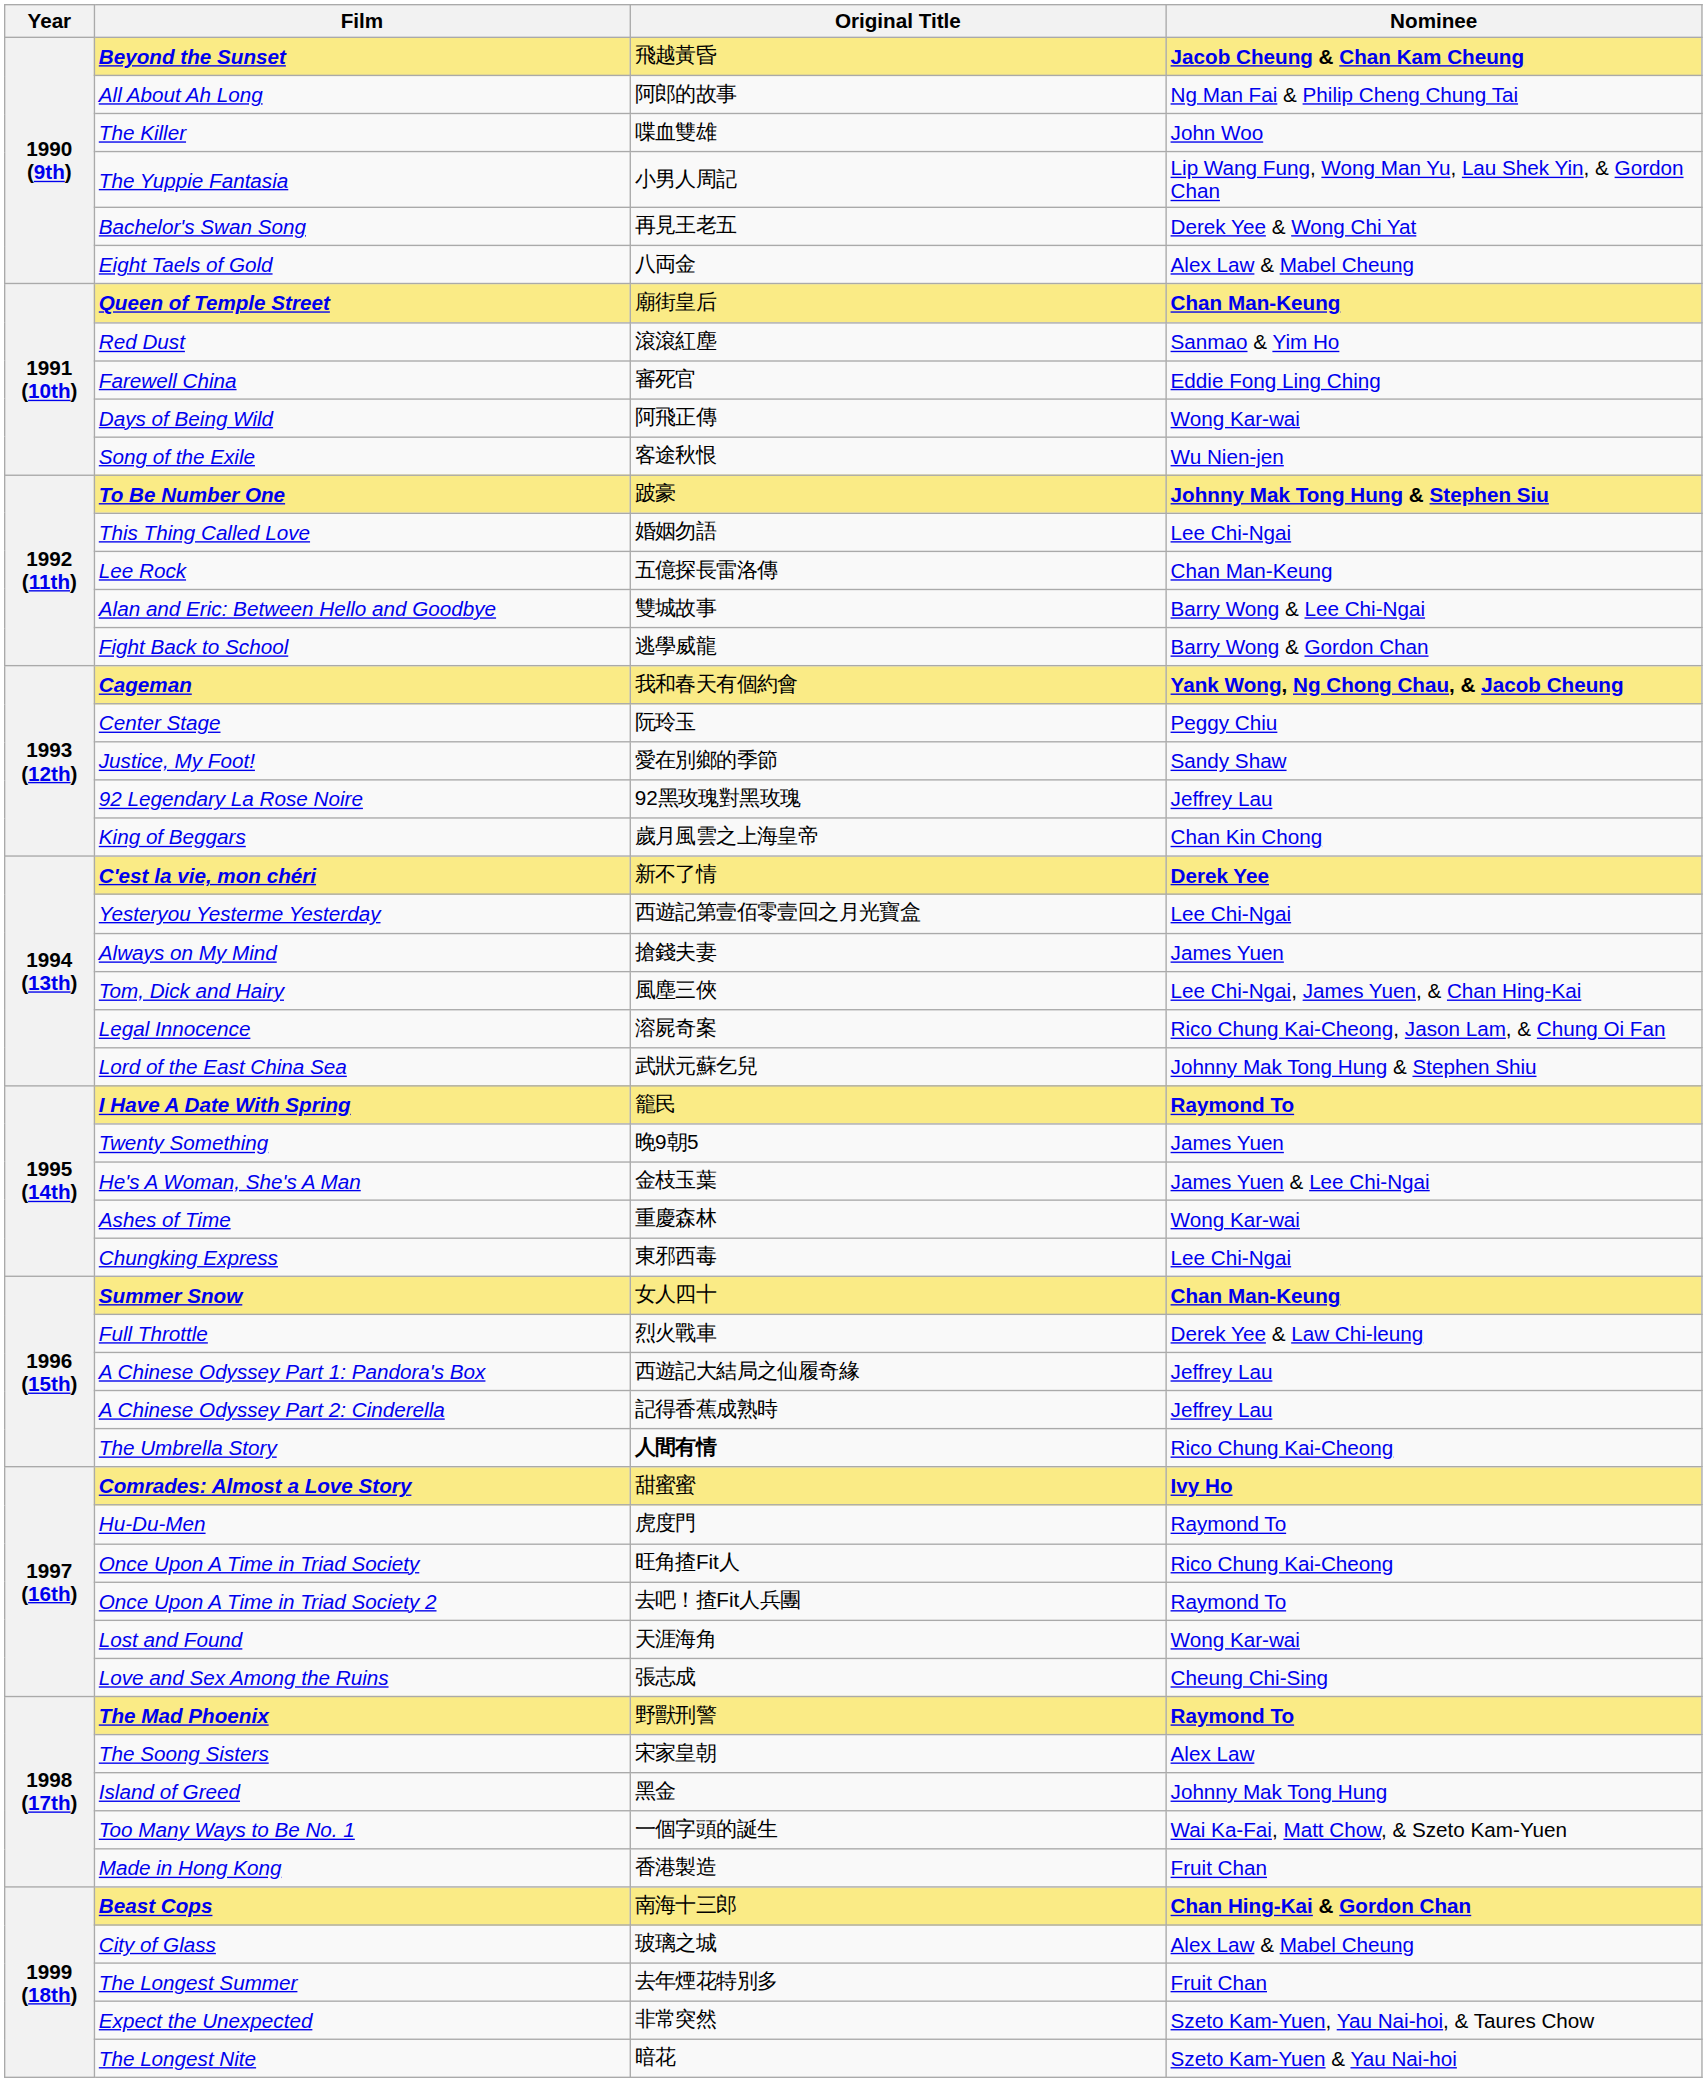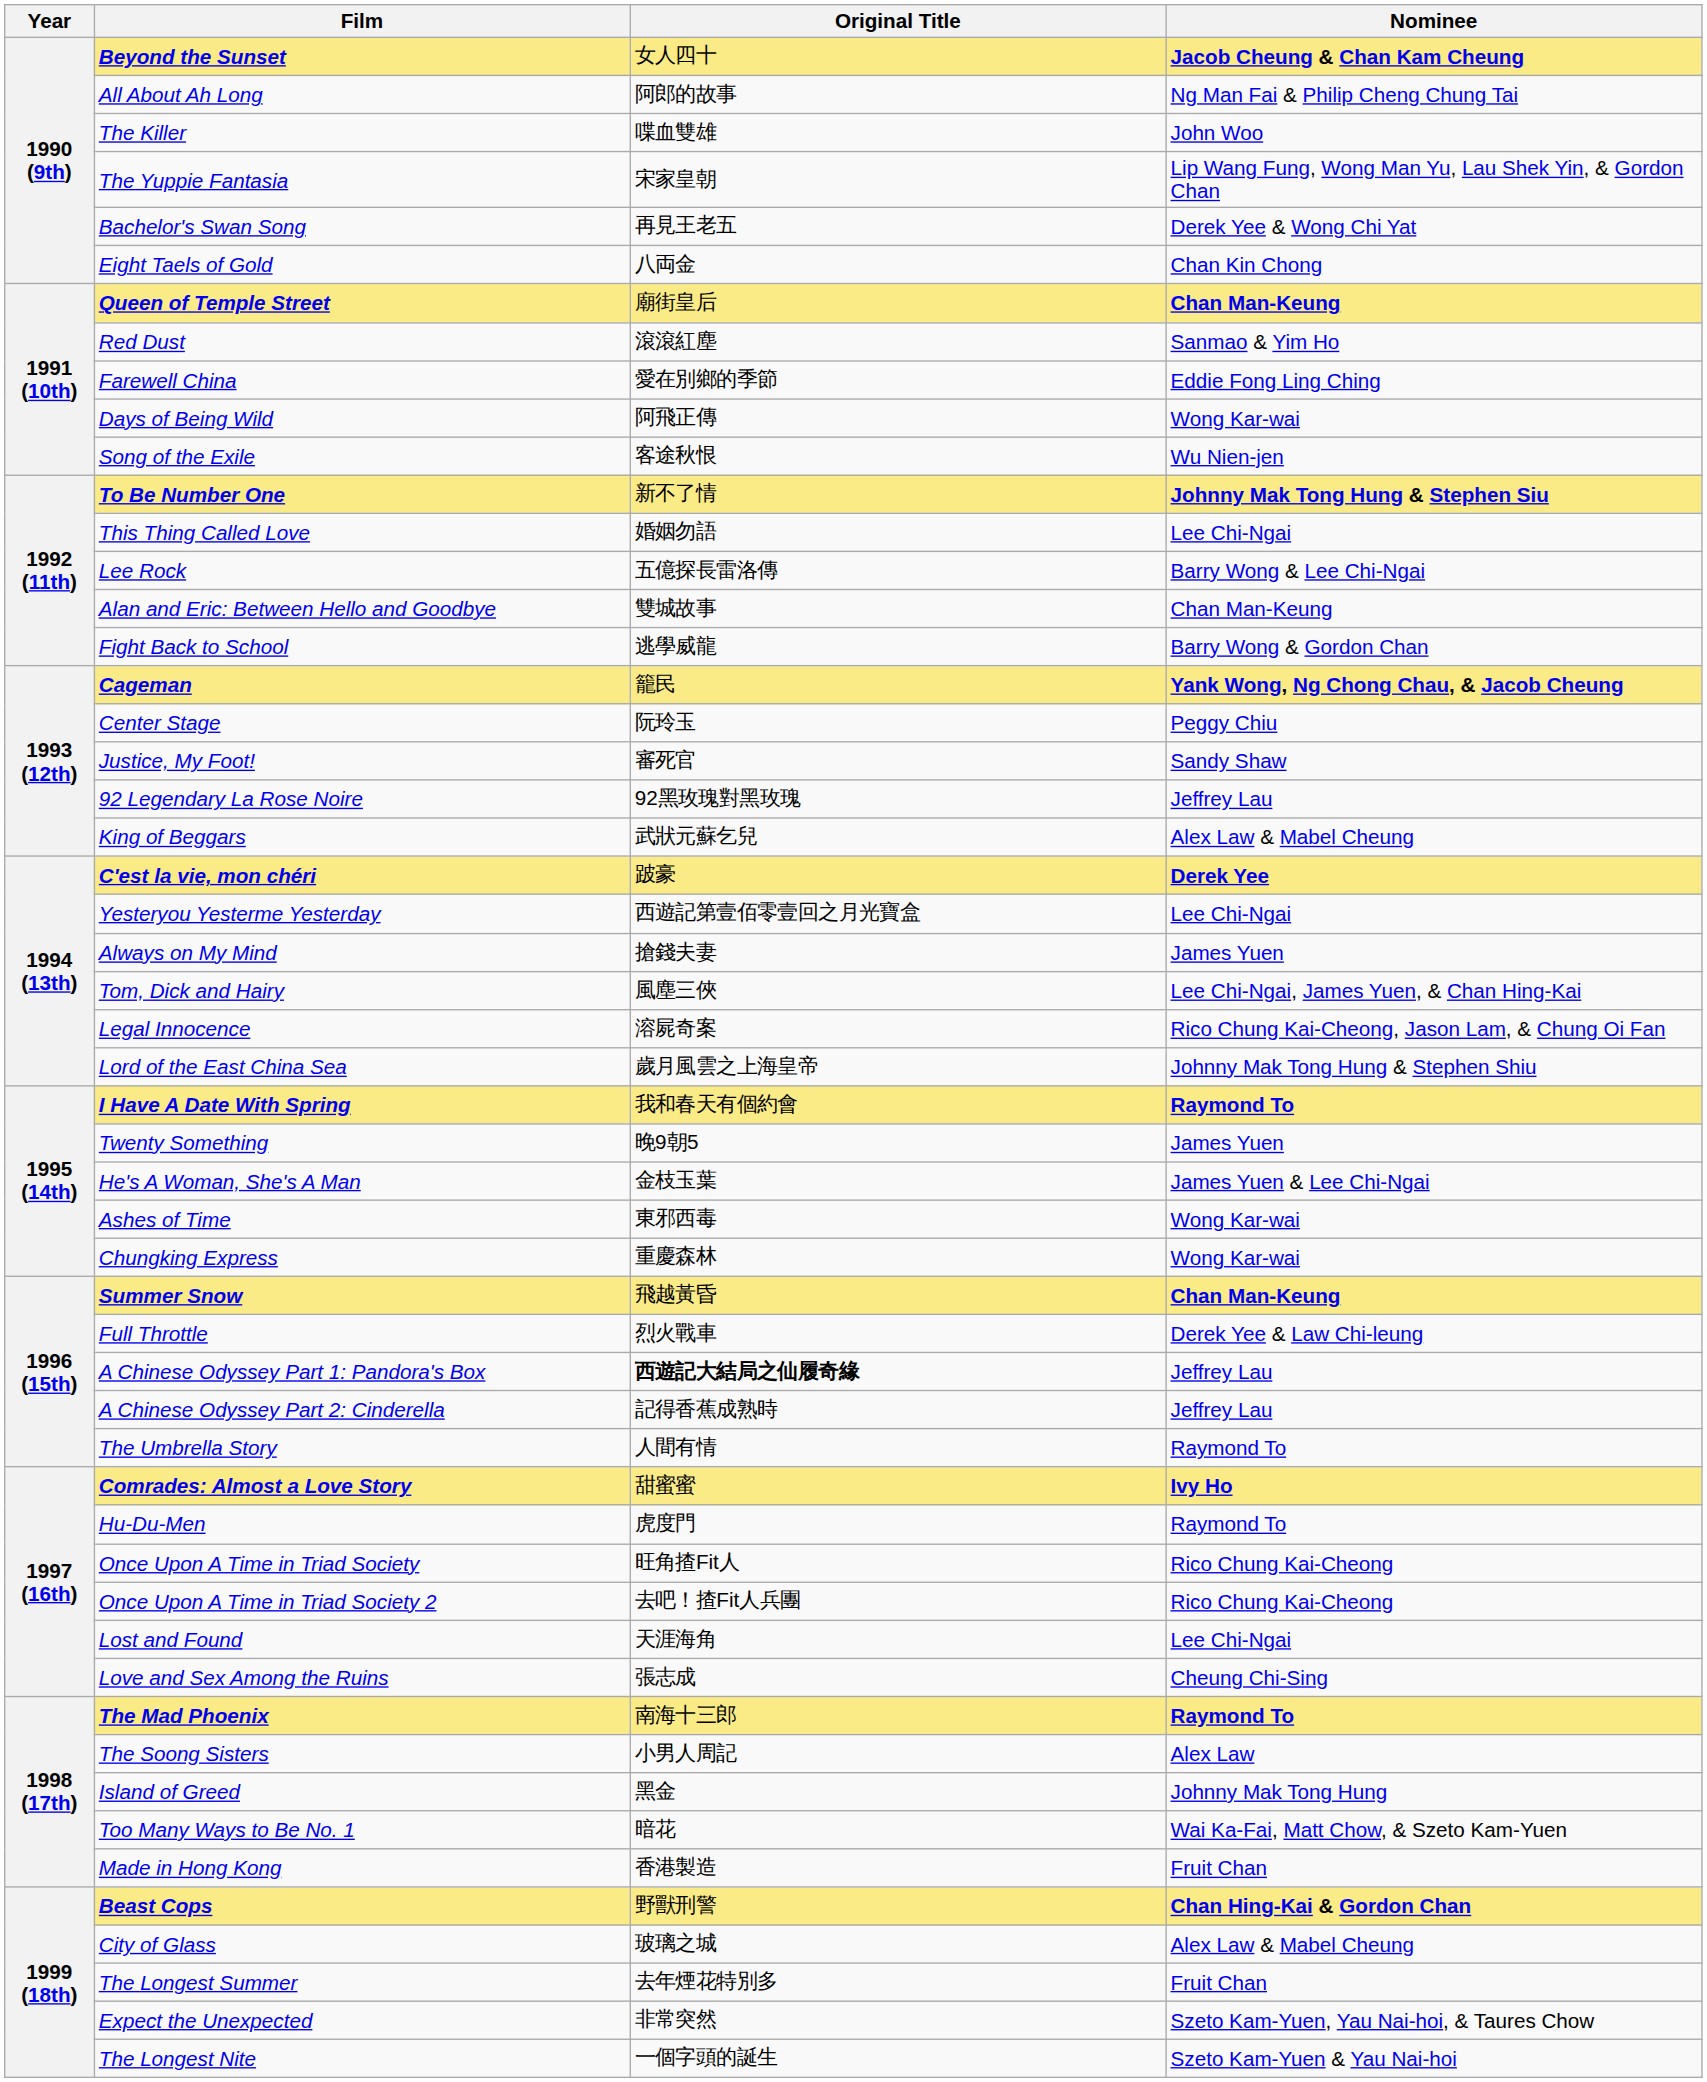(675, 55) 飛越黃昏 -> (675, 55) 女人四十
(686, 179) 小男人周記 -> (675, 179) 宋家皇朝
(1292, 265) Alex Law & Mabel Cheung -> (1246, 265) Chan Kin Chong
(665, 378) 審死官 -> (706, 378) 愛在別鄉的季節
(655, 493) 跛豪 -> (675, 493) 新不了情
(1252, 570) Chan Man-Keung -> (1298, 570) Barry Wong & Lee Chi-Ngai
(1298, 609) Barry Wong & Lee Chi-Ngai -> (1252, 609) Chan Man-Keung
(716, 684) 我和春天有個約會 -> (655, 684) 籠民
(706, 760) 愛在別鄉的季節 -> (665, 760) 審死官
(726, 836) 歲月風雲之上海皇帝 -> (696, 836) 武狀元蘇乞兒
(1246, 838) Chan Kin Chong -> (1292, 838) Alex Law & Mabel Cheung
(675, 874) 新不了情 -> (655, 874) 跛豪
(696, 1065) 武狀元蘇乞兒 -> (726, 1065) 歲月風雲之上海皇帝
(655, 1103) 籠民 -> (716, 1103) 我和春天有個約會
(675, 1218) 重慶森林 -> (675, 1218) 東邪西毒
(675, 1256) 東邪西毒 -> (675, 1256) 重慶森林
(1231, 1257) Lee Chi-Ngai -> (1235, 1257) Wong Kar-wai
(675, 1294) 女人四十 -> (675, 1294) 飛越黃昏
(747, 1371) normal -> (747, 1371) bold
(675, 1447) bold -> (675, 1447) normal
(1282, 1448) Rico Chung Kai-Cheong -> (1228, 1448) Raymond To
(1228, 1601) Raymond To -> (1282, 1601) Rico Chung Kai-Cheong
(1235, 1639) Wong Kar-wai -> (1231, 1639) Lee Chi-Ngai
(675, 1714) 野獸刑警 -> (686, 1714) 南海十三郎
(675, 1752) 宋家皇朝 -> (686, 1752) 小男人周記
(706, 1829) 一個字頭的誕生 -> (655, 1829) 暗花
(686, 1905) 南海十三郎 -> (675, 1905) 野獸刑警
(655, 2058) 暗花 -> (706, 2058) 一個字頭的誕生
